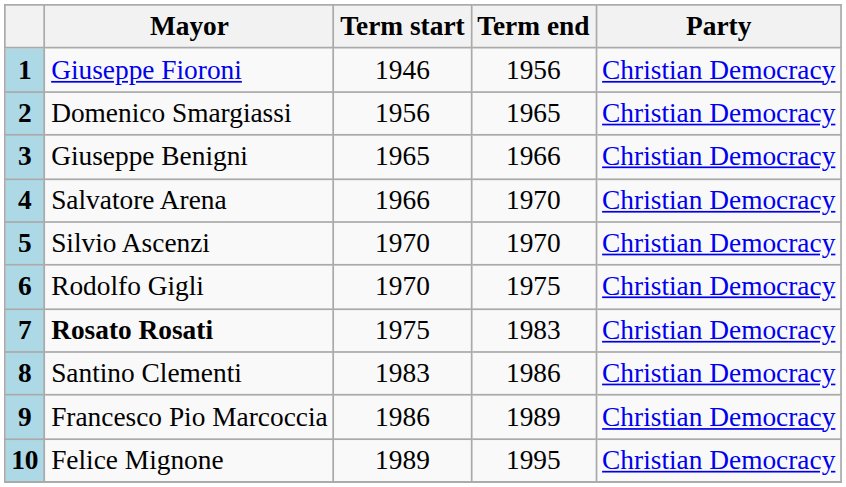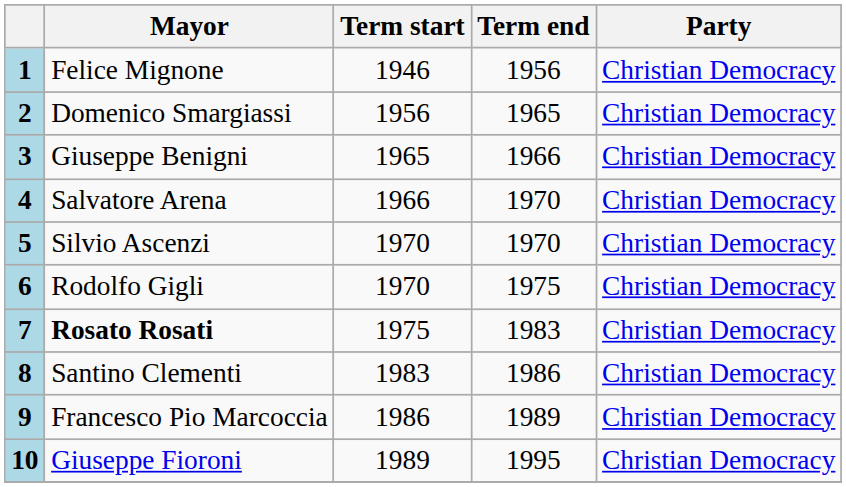(147, 69) Giuseppe Fioroni -> (137, 69) Felice Mignone
(137, 460) Felice Mignone -> (147, 460) Giuseppe Fioroni
